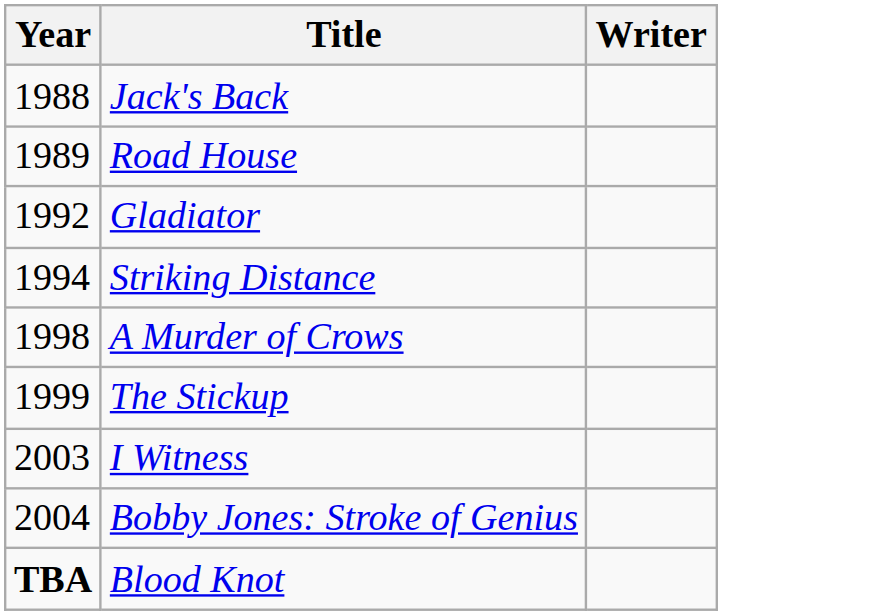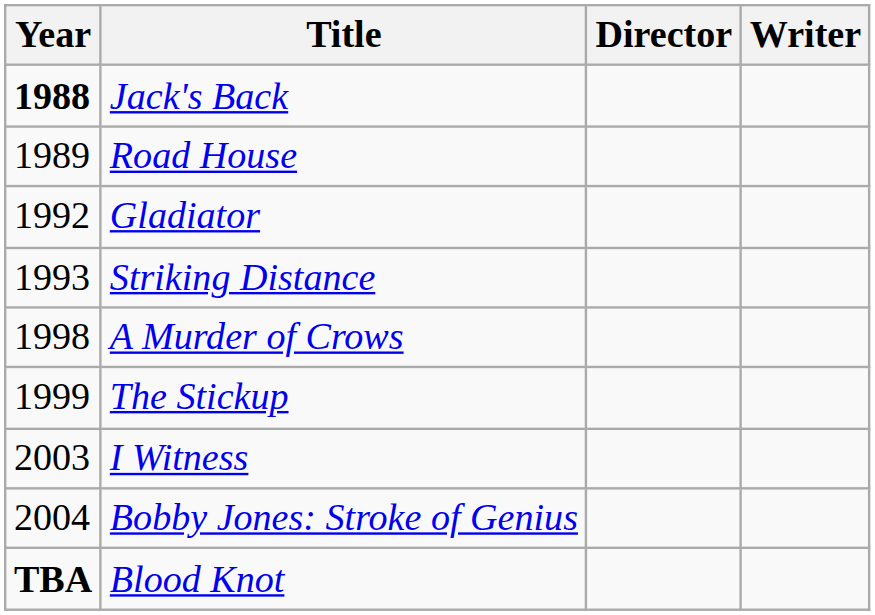+ column: (664, 34)
(52, 95) normal -> (52, 95) bold
(52, 276) 1994 -> (52, 276) 1993
